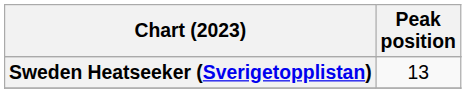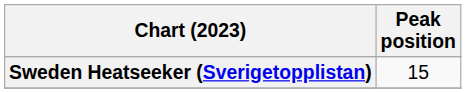(418, 72) 13 -> (418, 72) 15
